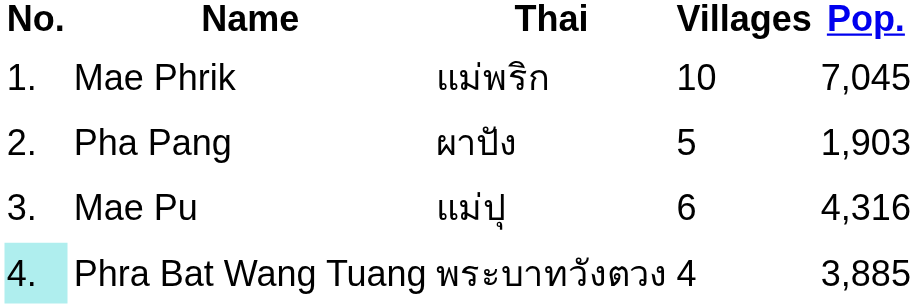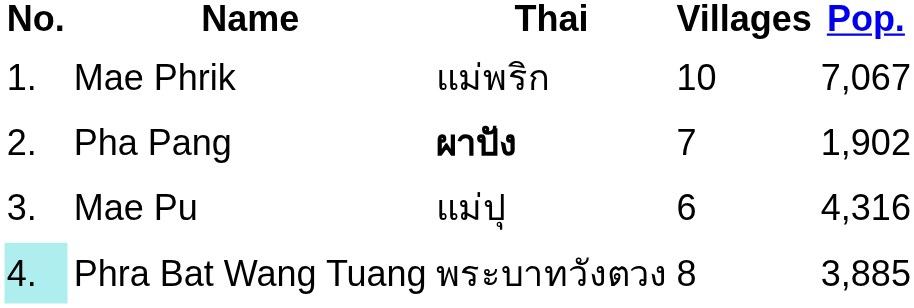(866, 76) 7,045 -> (866, 76) 7,067
(476, 143) normal -> (476, 143) bold
(686, 142) 5 -> (686, 142) 7
(866, 142) 1,903 -> (866, 142) 1,902
(686, 272) 4 -> (686, 272) 8
